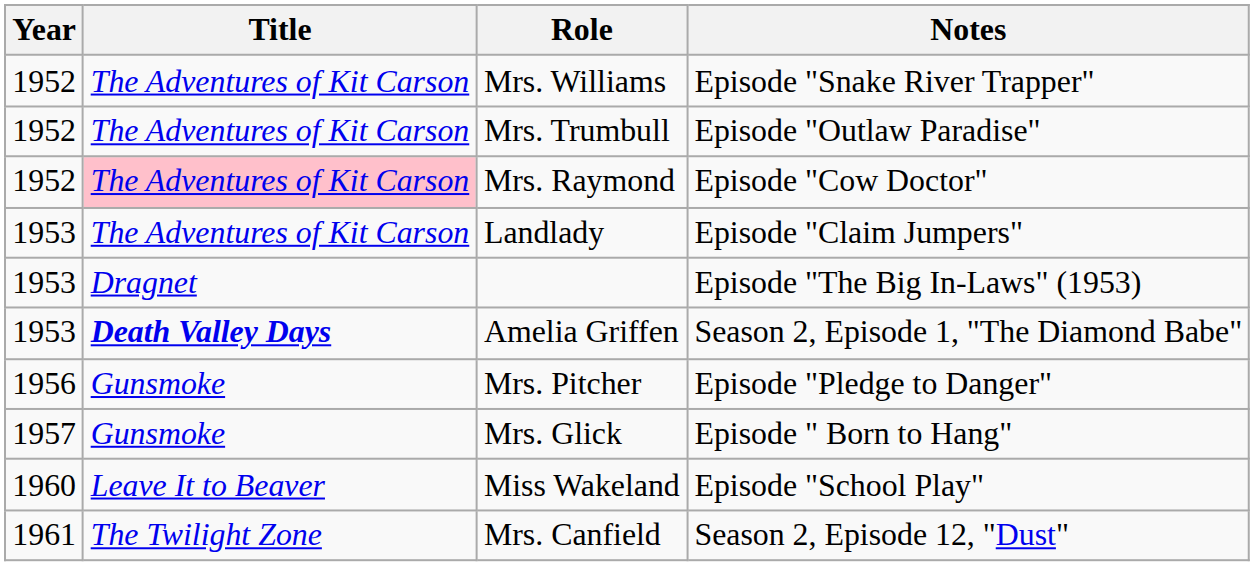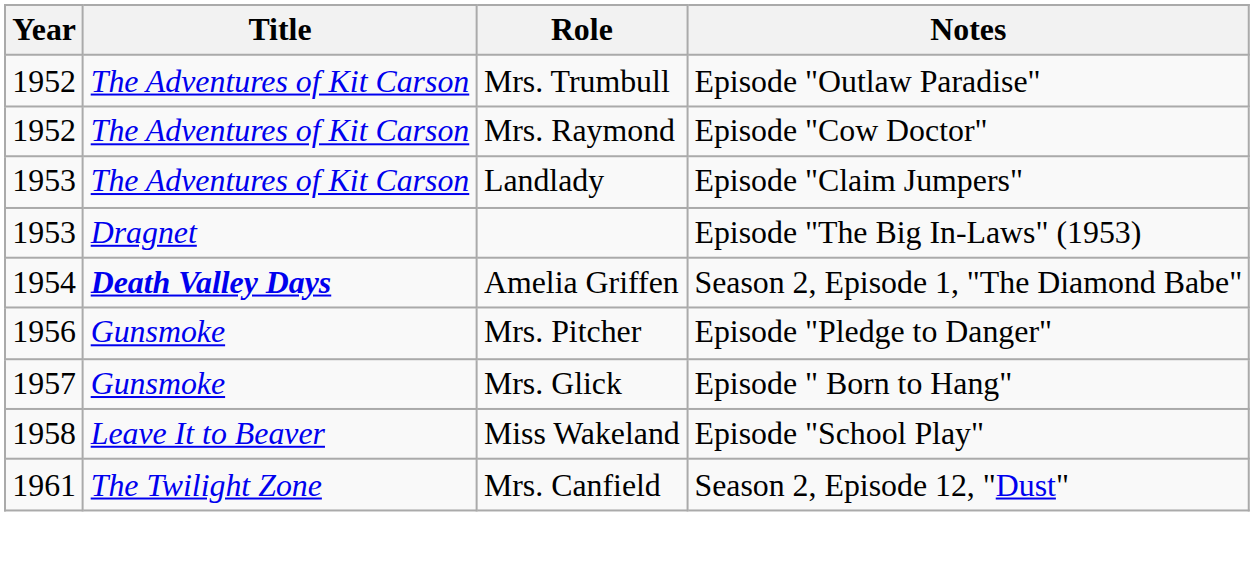- row: (575, 80)
(280, 181) pink background -> (280, 130) no background
(44, 332) 1953 -> (44, 282) 1954
(44, 484) 1960 -> (44, 433) 1958
